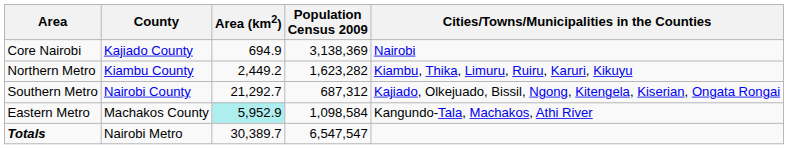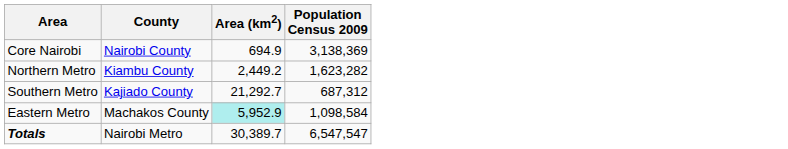- column: (577, 22)
(148, 50) Kajiado County -> (147, 50) Nairobi County
(147, 92) Nairobi County -> (148, 92) Kajiado County
